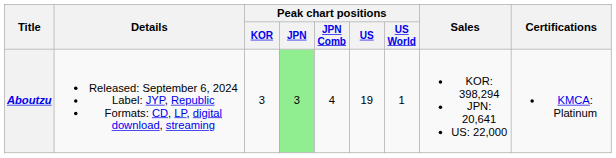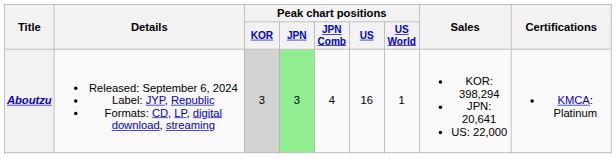(262, 100) no background -> (262, 100) lightgrey background
(367, 100) 19 -> (367, 100) 16
